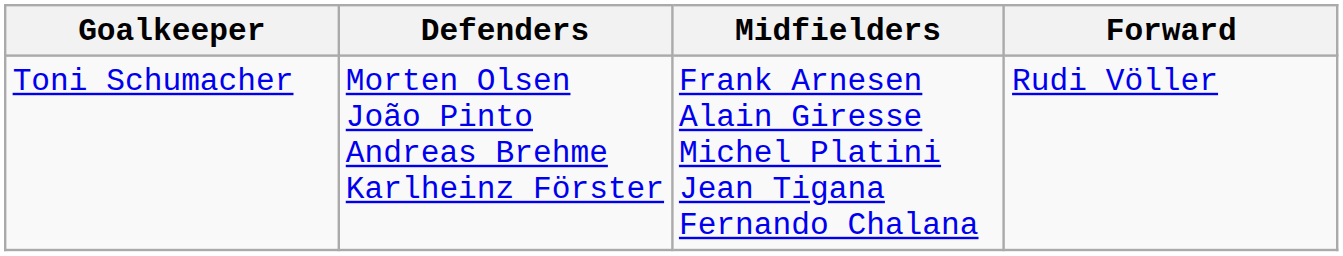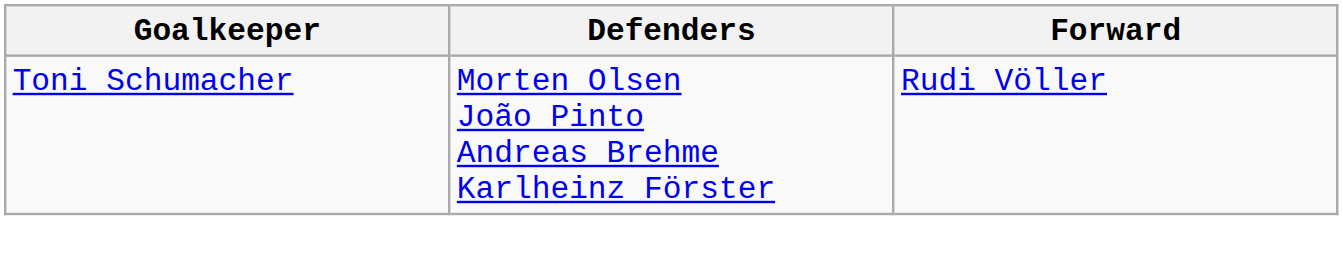- column: (838, 31)
